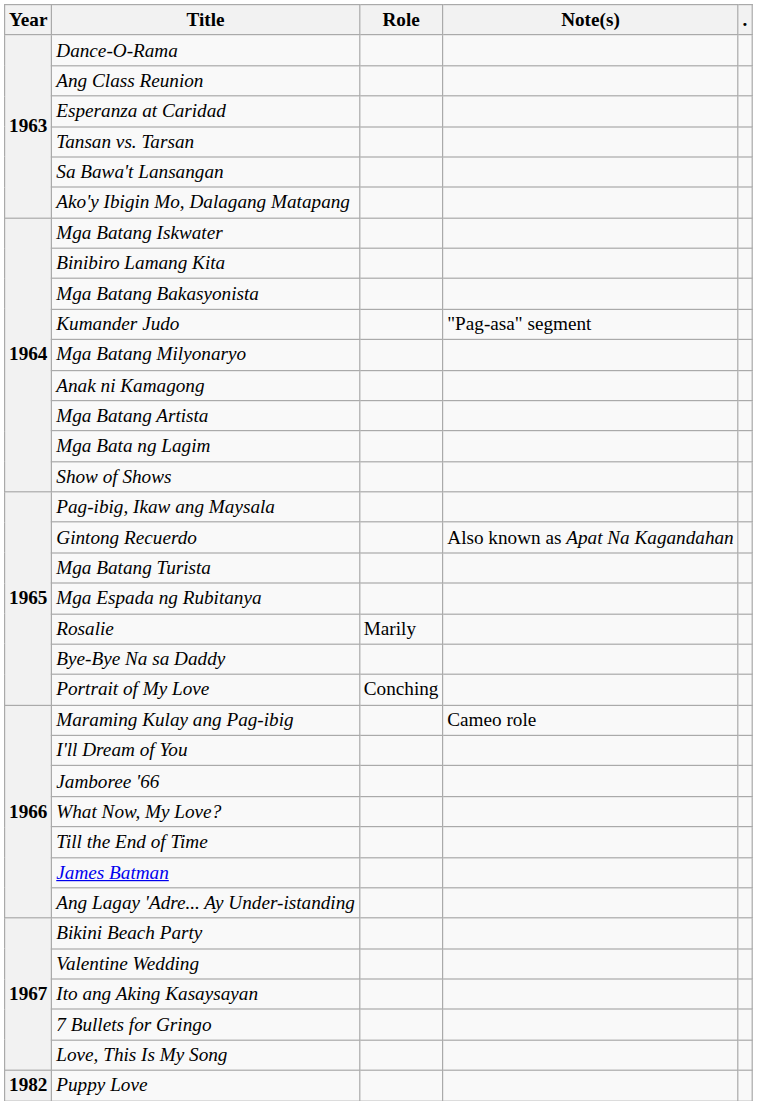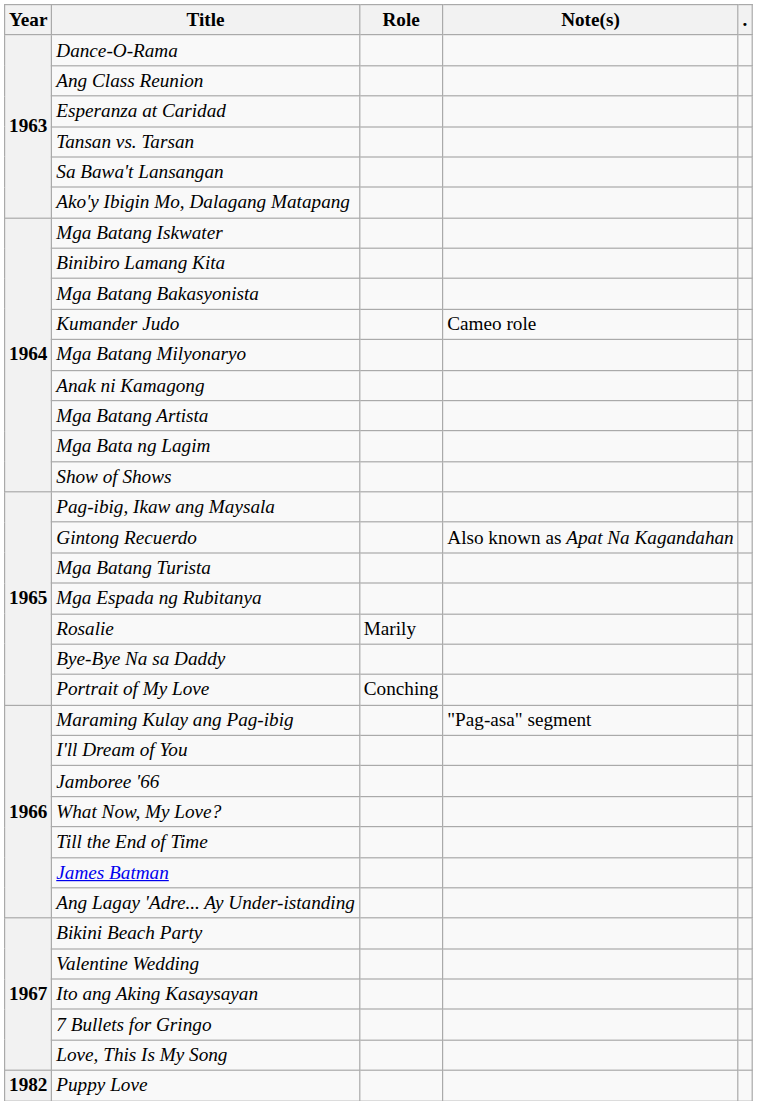(519, 324) "Pag-asa" segment -> (492, 324) Cameo role
(492, 720) Cameo role -> (519, 720) "Pag-asa" segment
